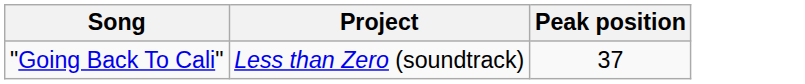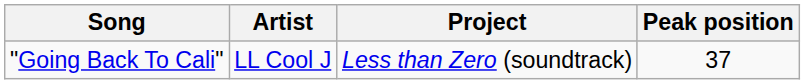+ column: (283, 22)
